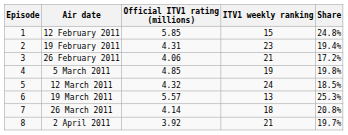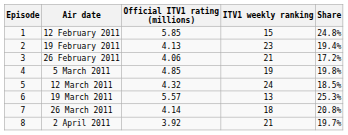(171, 46) 4.31 -> (171, 46) 4.13
